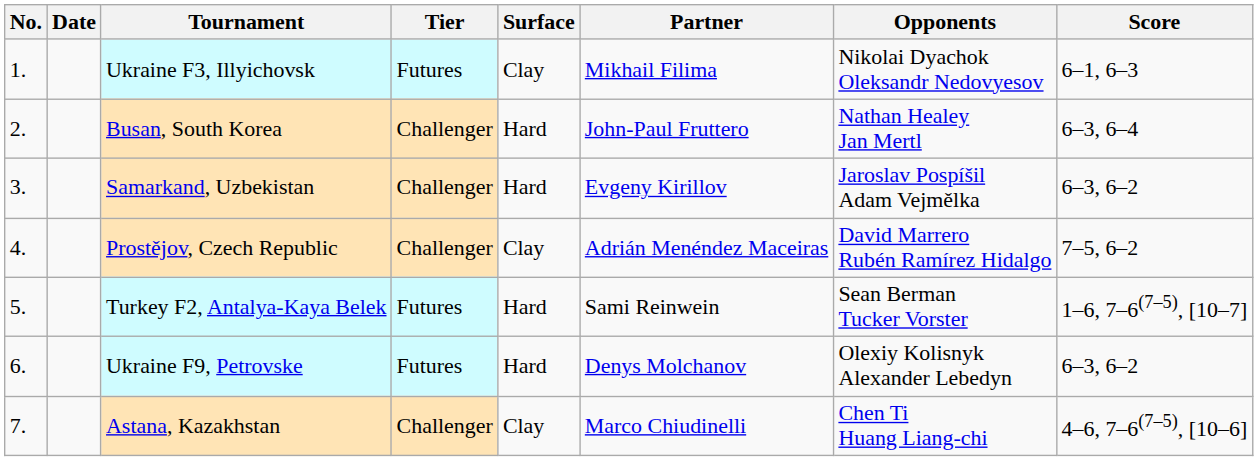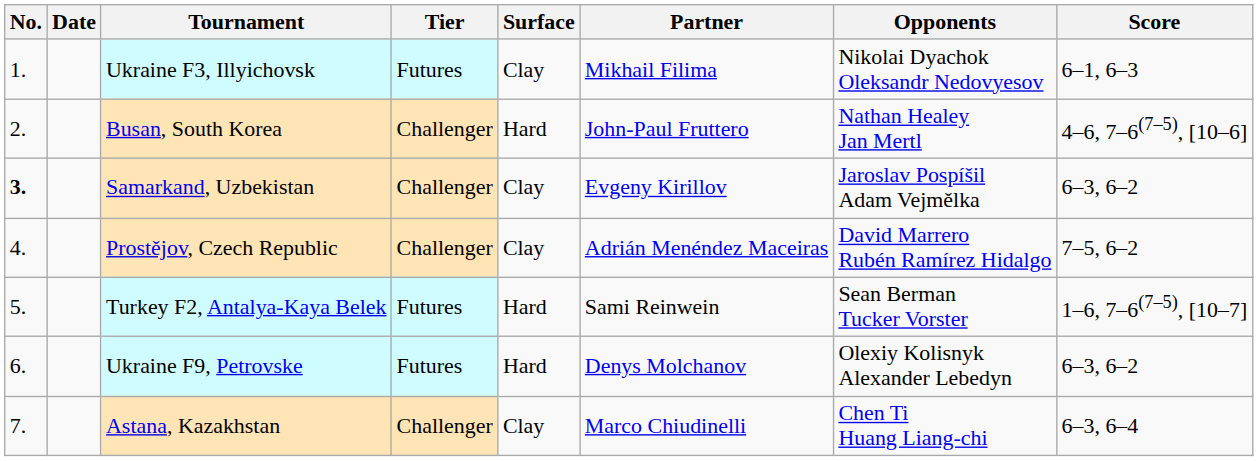(1100, 128) 6–3, 6–4 -> (1154, 128) 4–6, 7–6(7–5), [10–6]
(18, 187) normal -> (18, 187) bold
(525, 187) Hard -> (524, 187) Clay
(1154, 425) 4–6, 7–6(7–5), [10–6] -> (1100, 425) 6–3, 6–4
